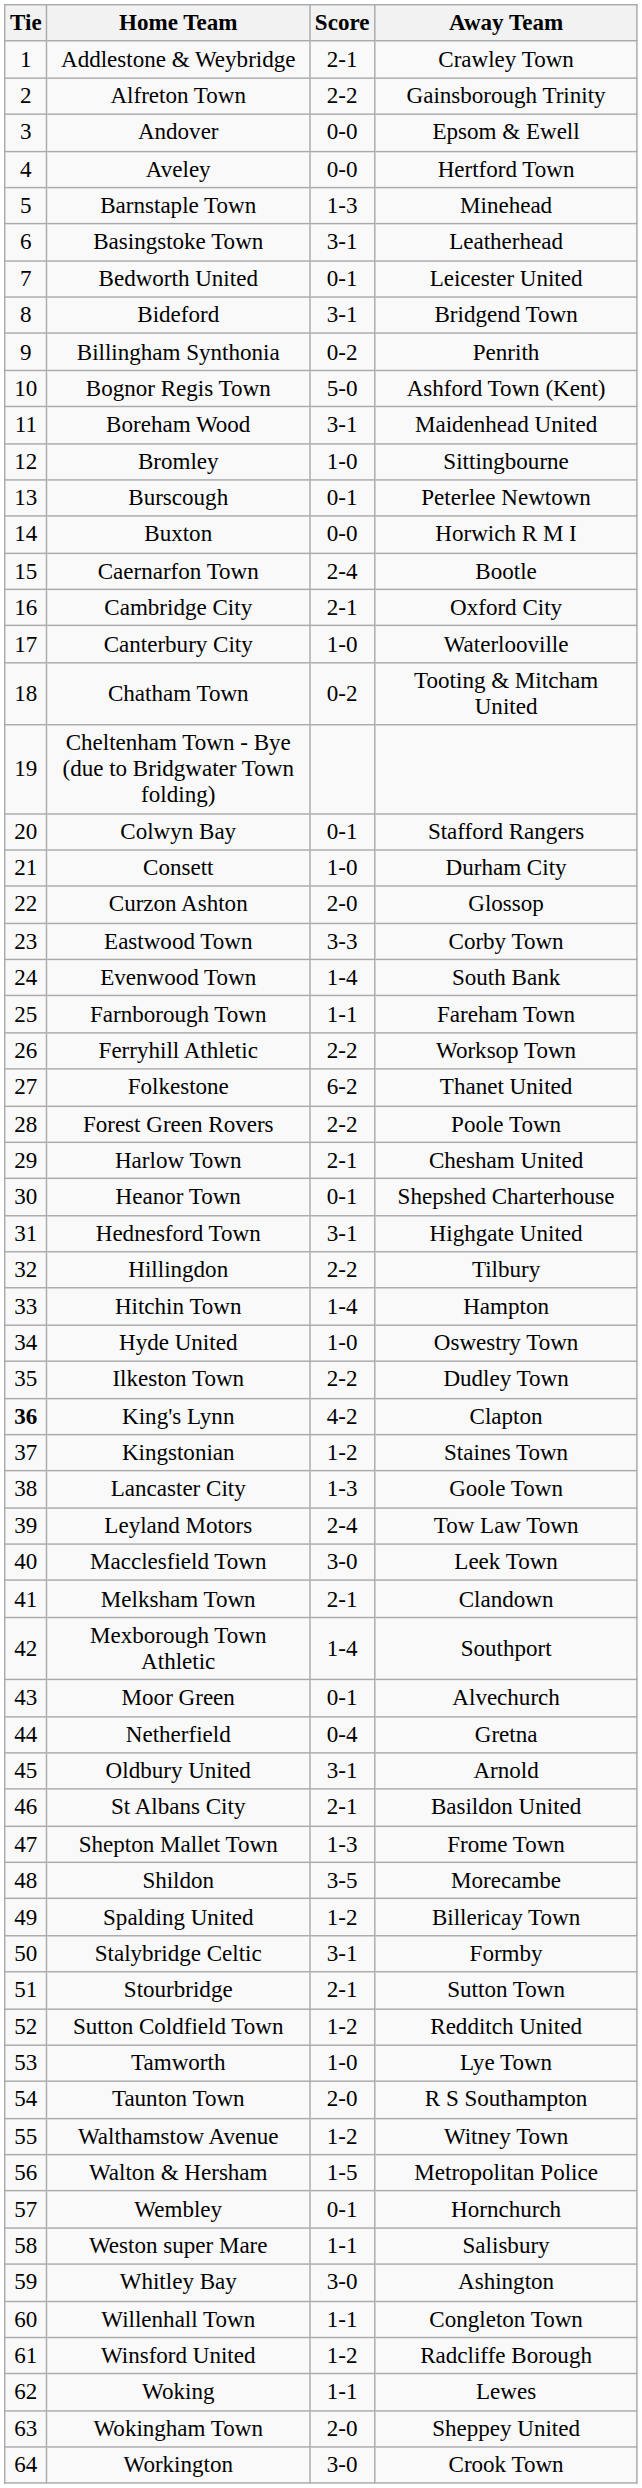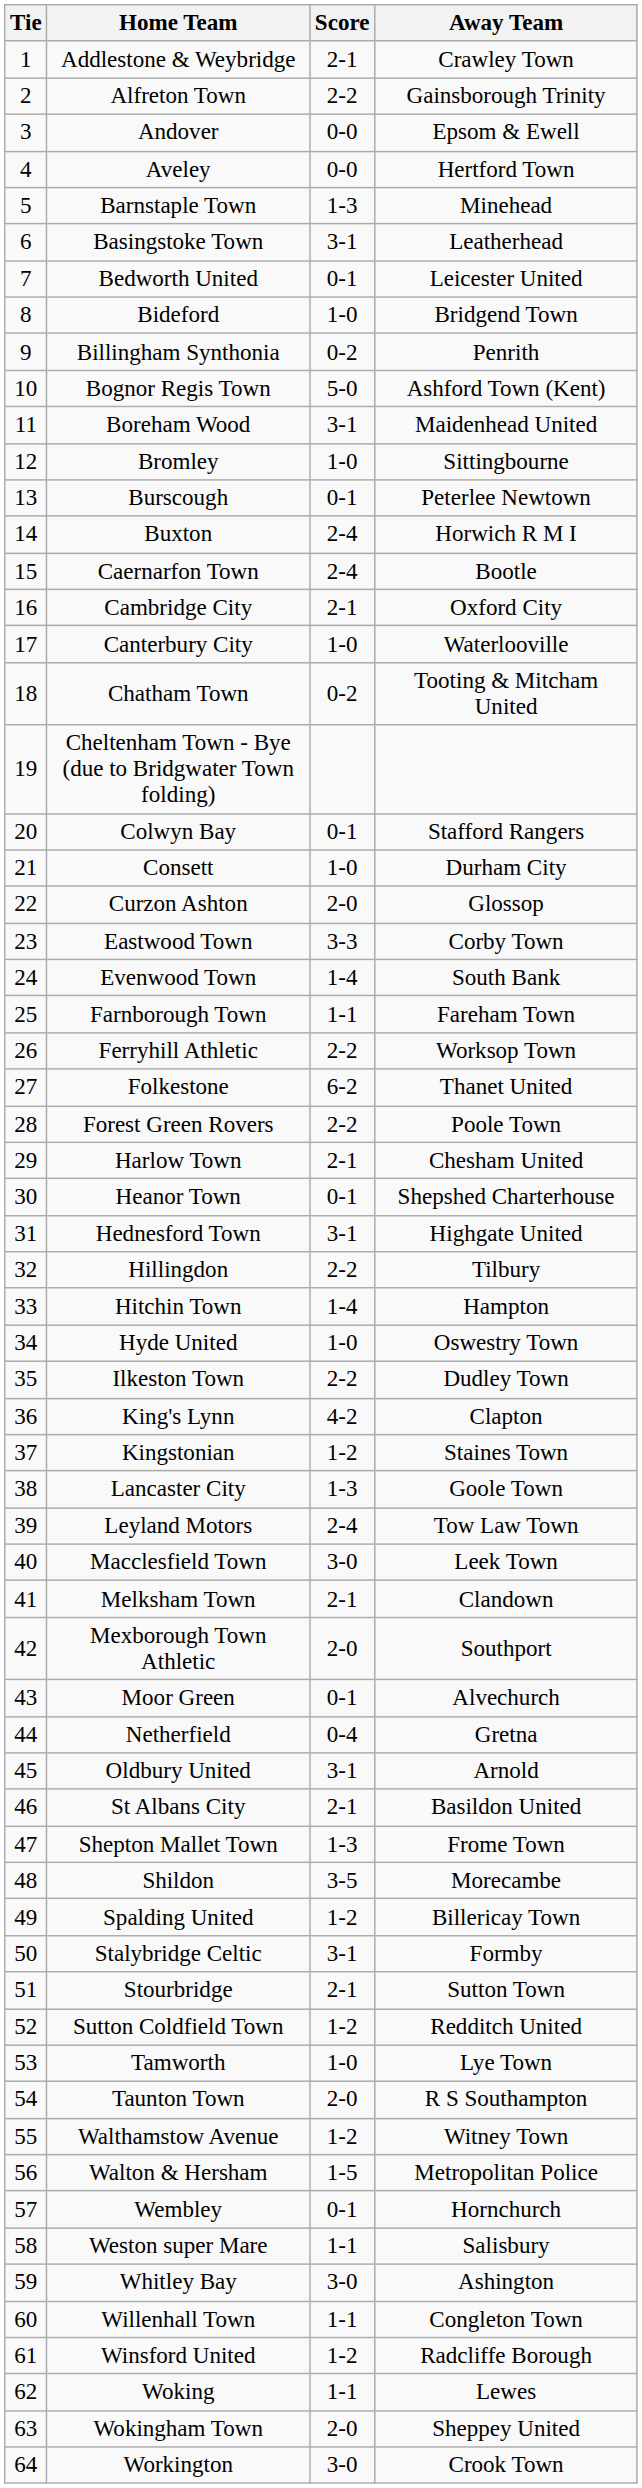(342, 315) 3-1 -> (342, 315) 1-0
(342, 534) 0-0 -> (342, 534) 2-4
(26, 1415) bold -> (26, 1415) normal
(342, 1648) 1-4 -> (342, 1648) 2-0
